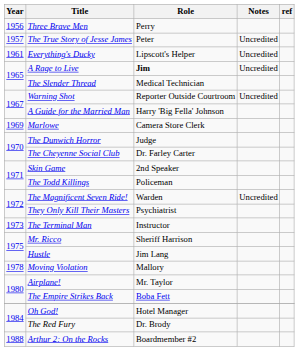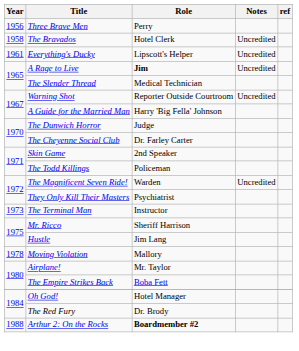- row: (80, 40)
+ row: (52, 40)
- row: (43, 126)
(166, 339) normal -> (166, 325) bold
